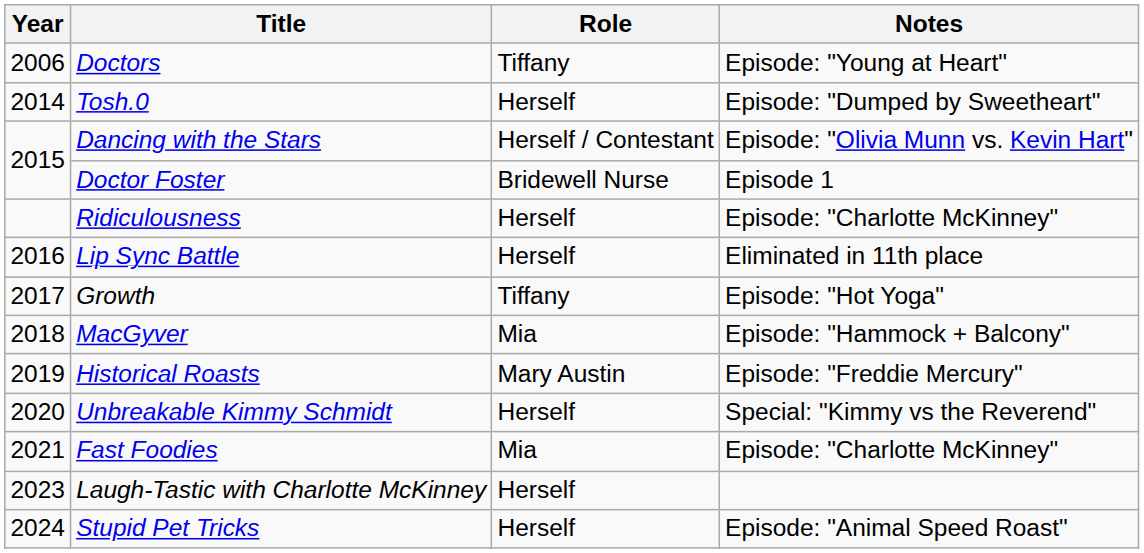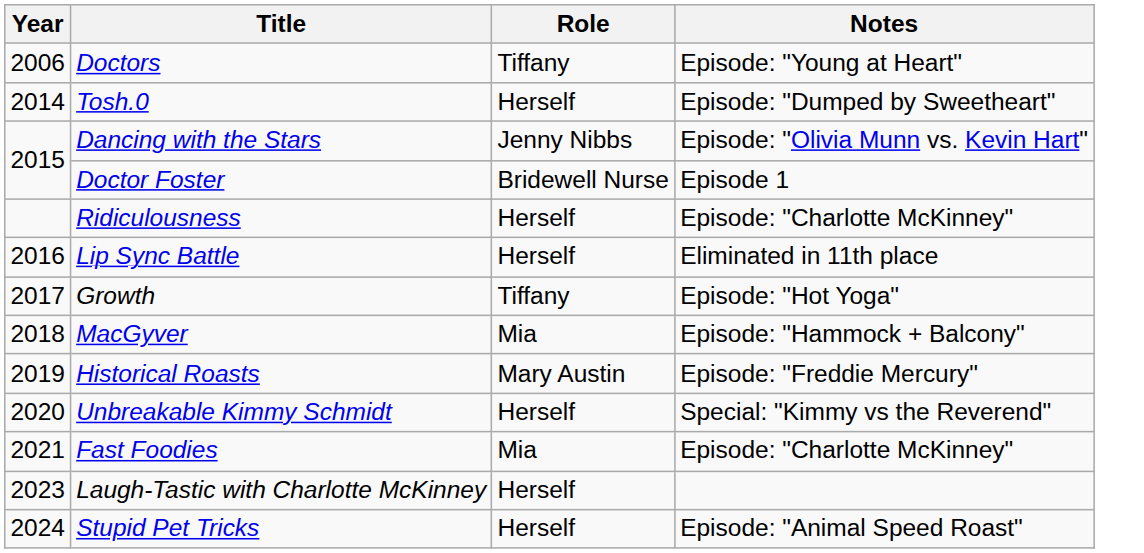(606, 140) Herself / Contestant -> (565, 140) Jenny Nibbs
